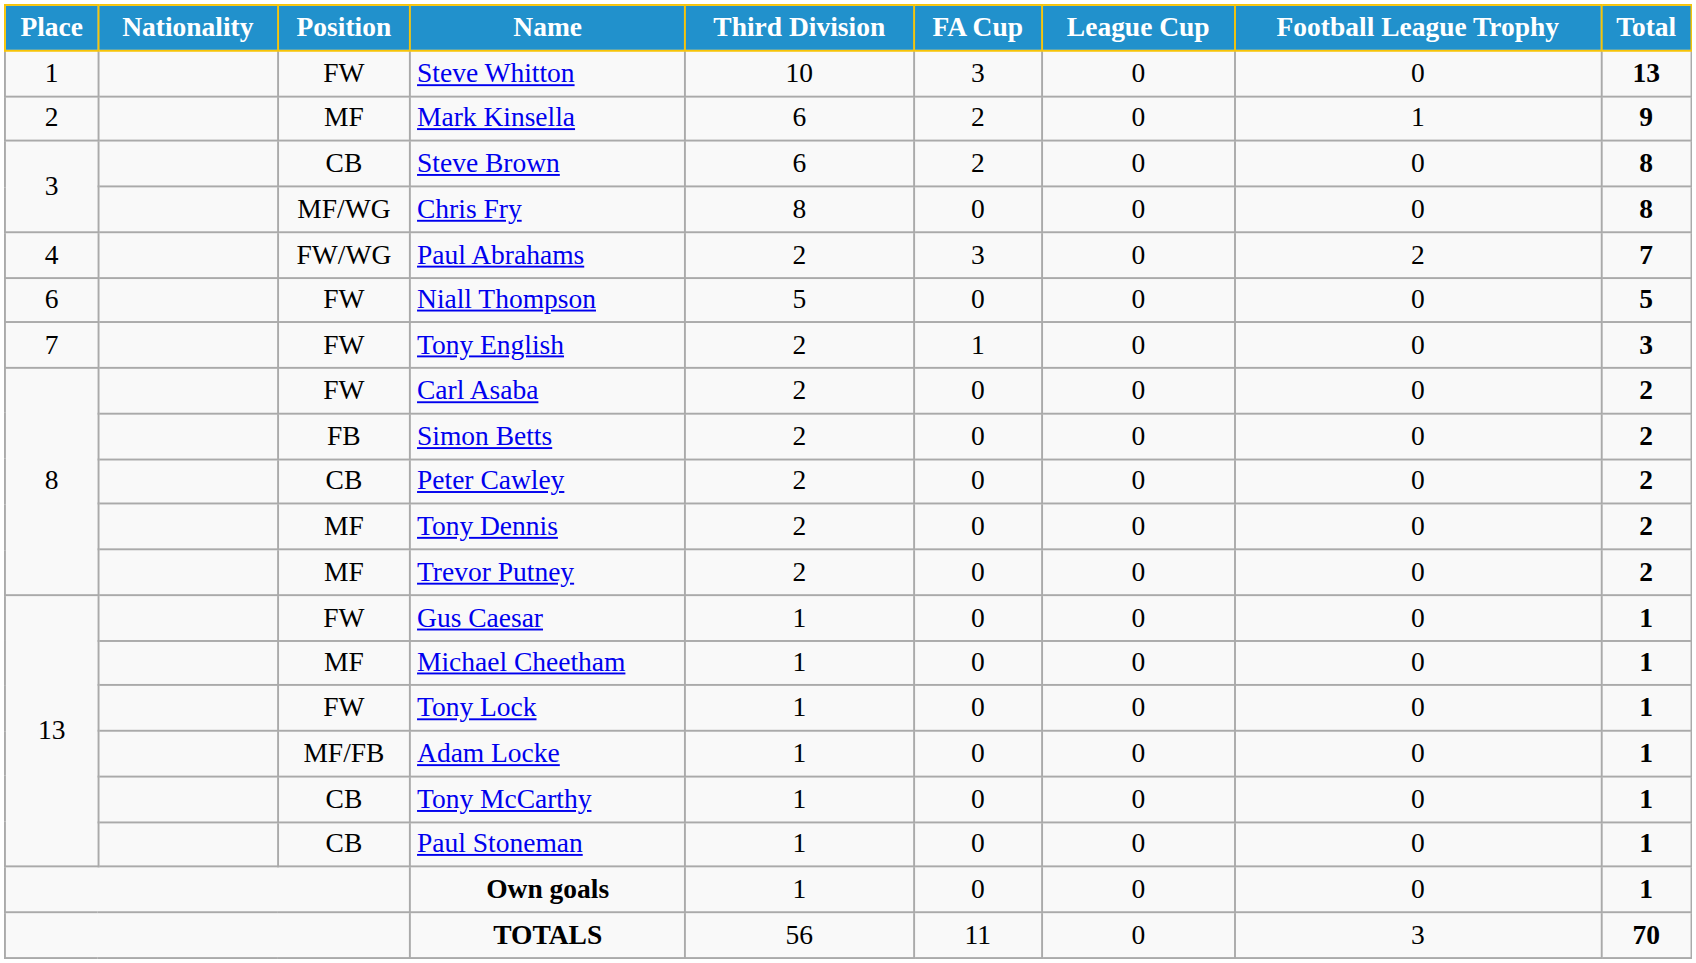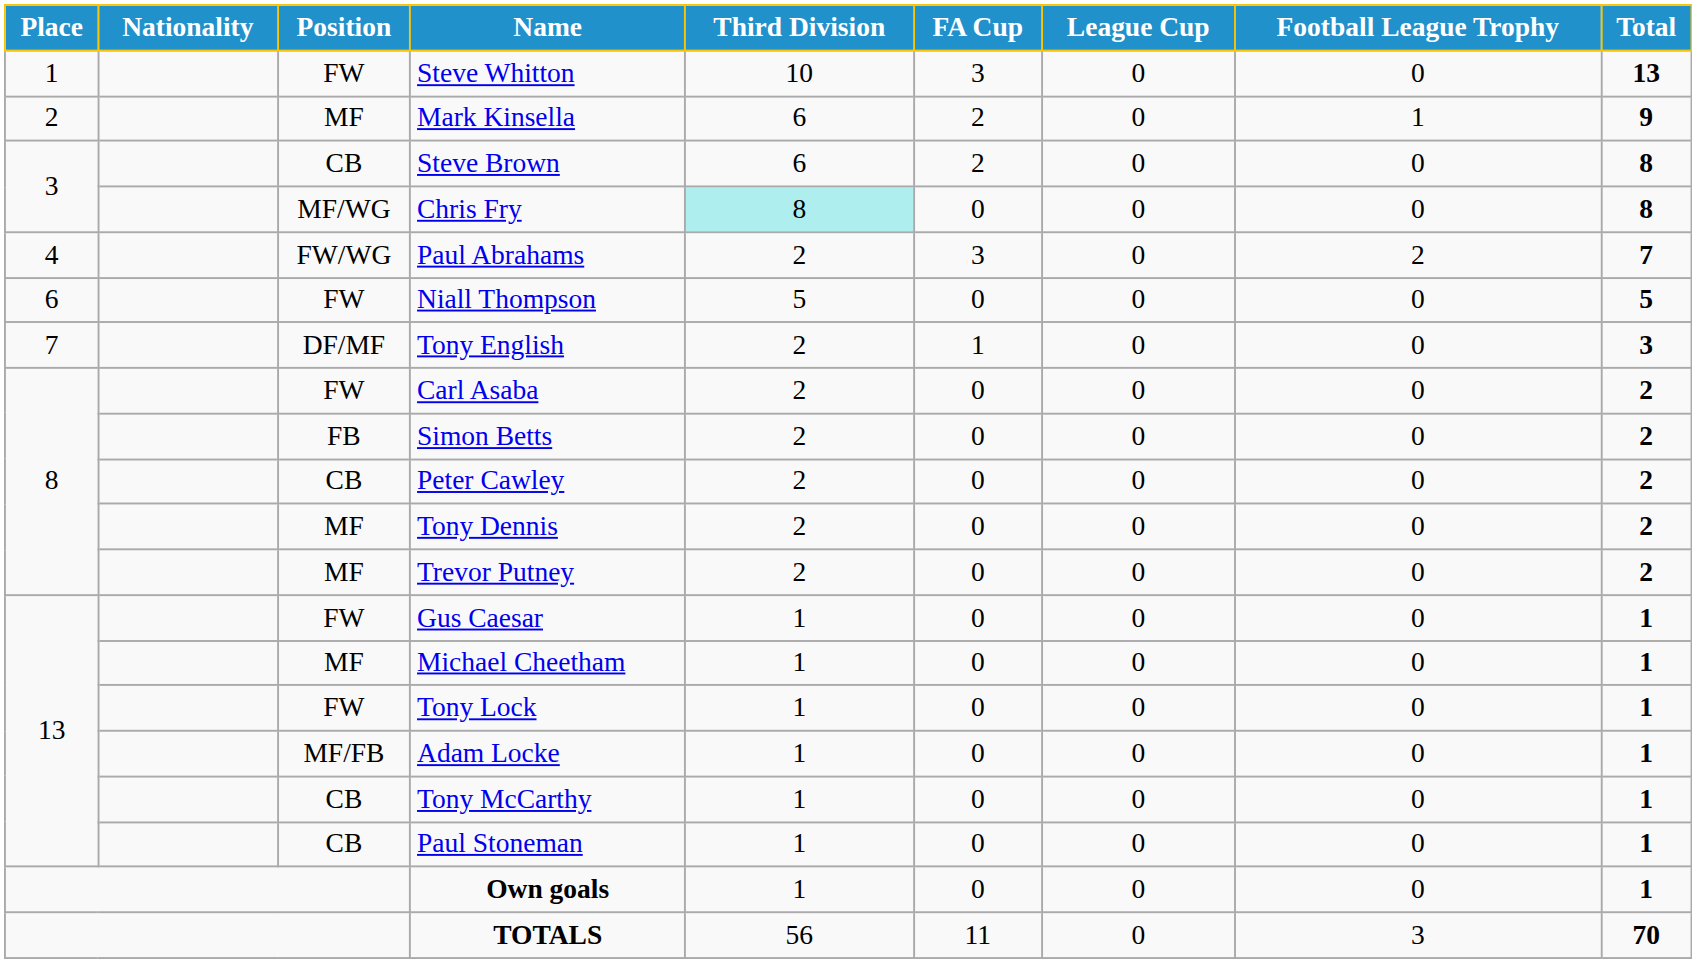(799, 209) no background -> (799, 209) paleturquoise background
(344, 345) FW -> (344, 345) DF/MF
